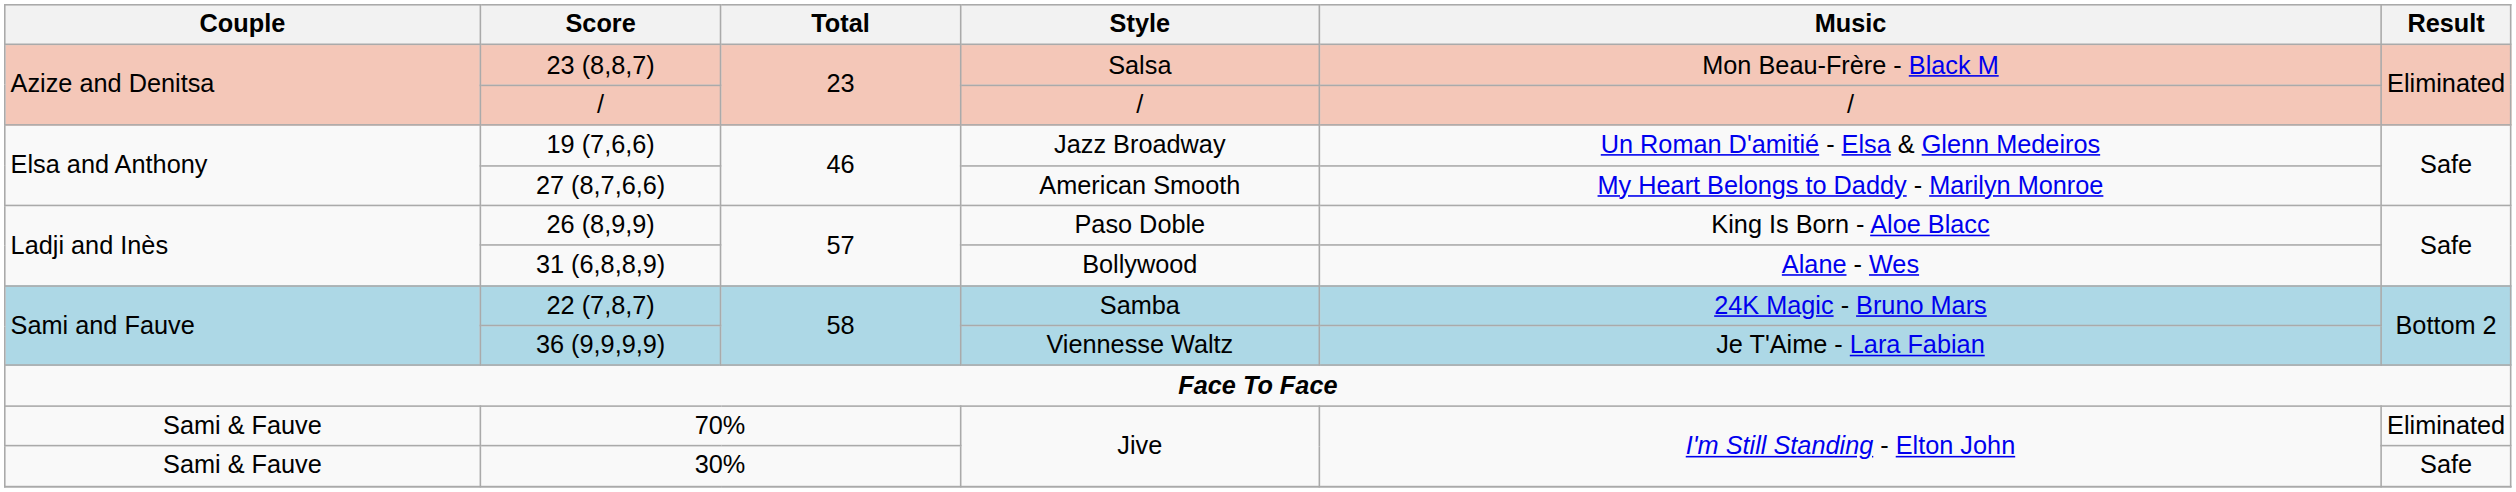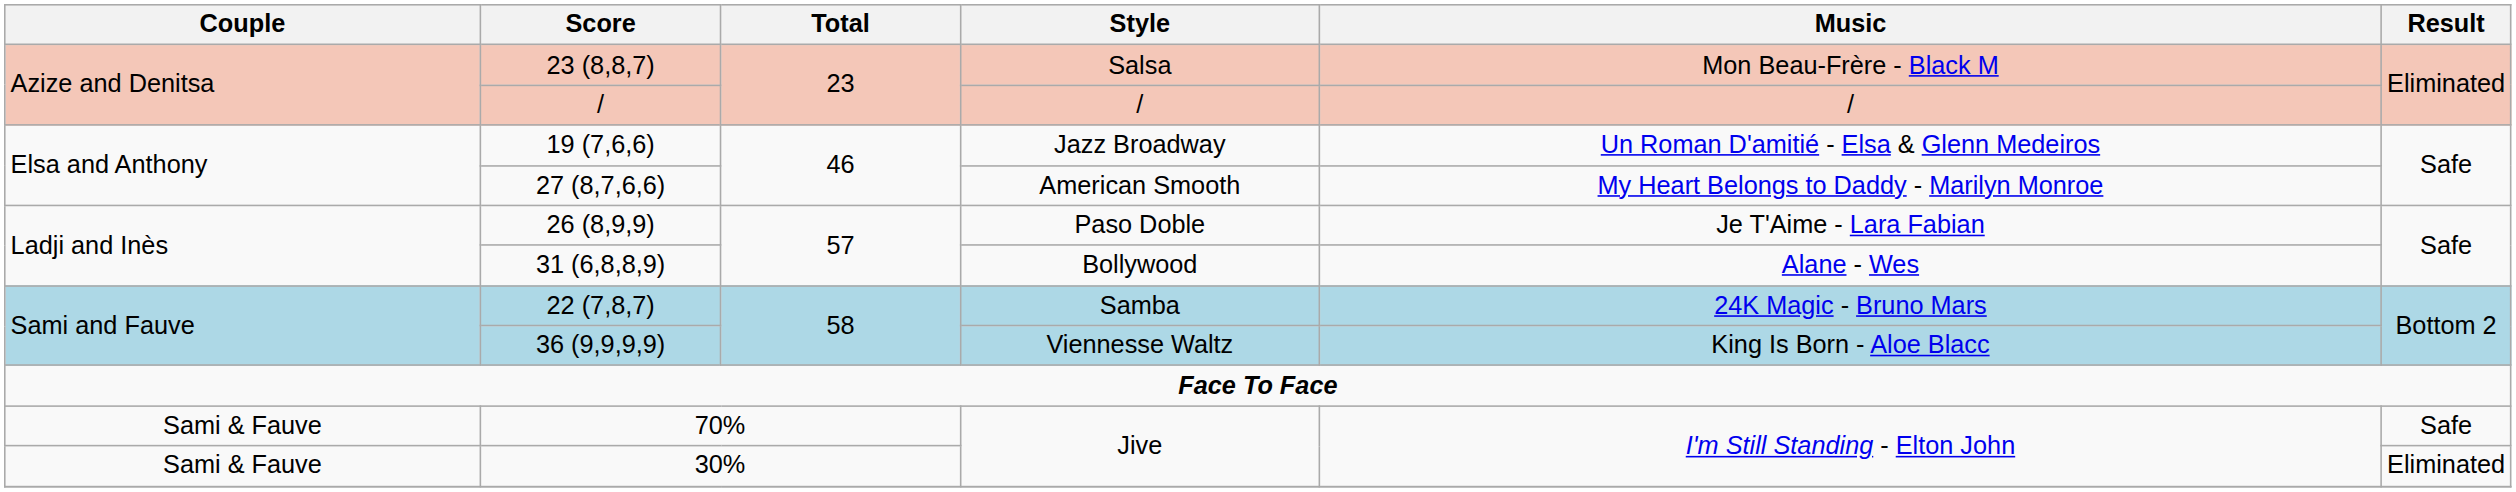(1850, 225) King Is Born - Aloe Blacc -> (1850, 225) Je T'Aime - Lara Fabian
(1850, 345) Je T'Aime - Lara Fabian -> (1850, 345) King Is Born - Aloe Blacc
(2446, 425) Eliminated -> (2446, 425) Safe
(2446, 465) Safe -> (2446, 465) Eliminated
